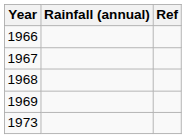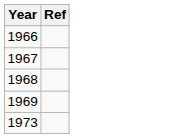- column: (97, 15)
